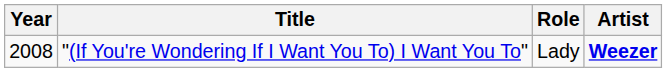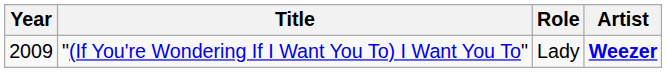(31, 51) 2008 -> (31, 51) 2009
